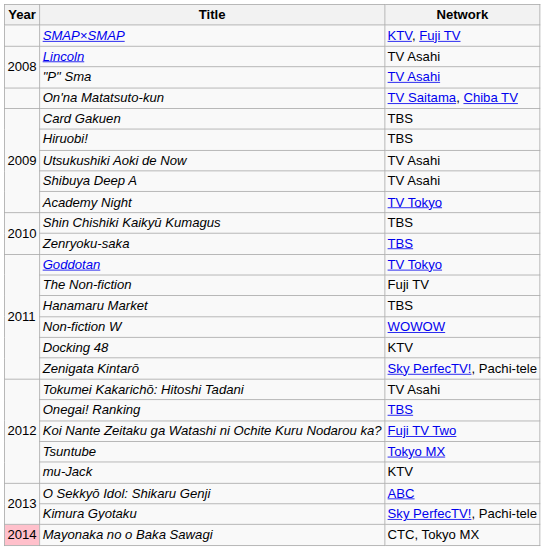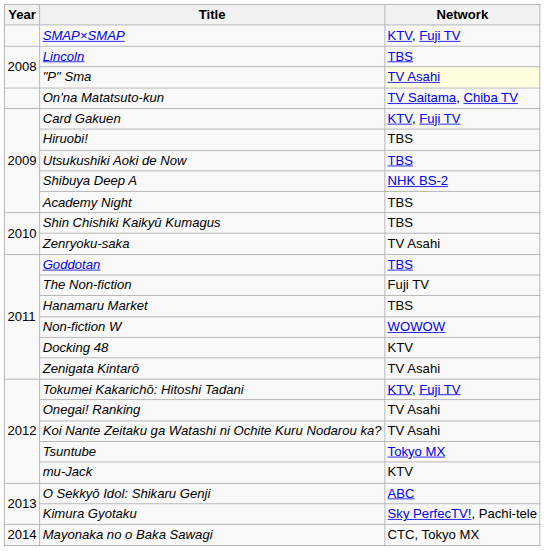(414, 56) TV Asahi -> (400, 56) TBS
(414, 77) no background -> (414, 77) lightyellow background
(400, 118) TBS -> (424, 118) KTV, Fuji TV
(414, 160) TV Asahi -> (400, 160) TBS
(414, 181) TV Asahi -> (418, 181) NHK BS-2
(415, 202) TV Tokyo -> (400, 202) TBS
(400, 243) TBS -> (414, 243) TV Asahi
(415, 264) TV Tokyo -> (400, 264) TBS
(462, 368) Sky PerfecTV!, Pachi-tele -> (414, 368) TV Asahi
(414, 389) TV Asahi -> (424, 389) KTV, Fuji TV
(400, 410) TBS -> (414, 410) TV Asahi
(422, 431) Fuji TV Two -> (414, 431) TV Asahi
(22, 535) pink background -> (22, 535) no background
